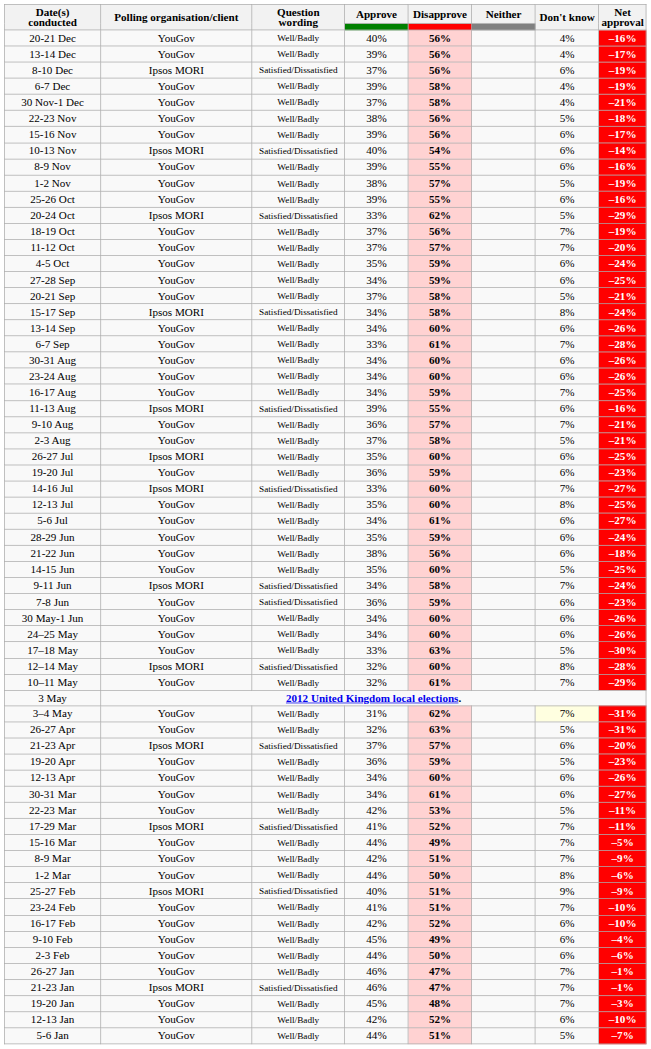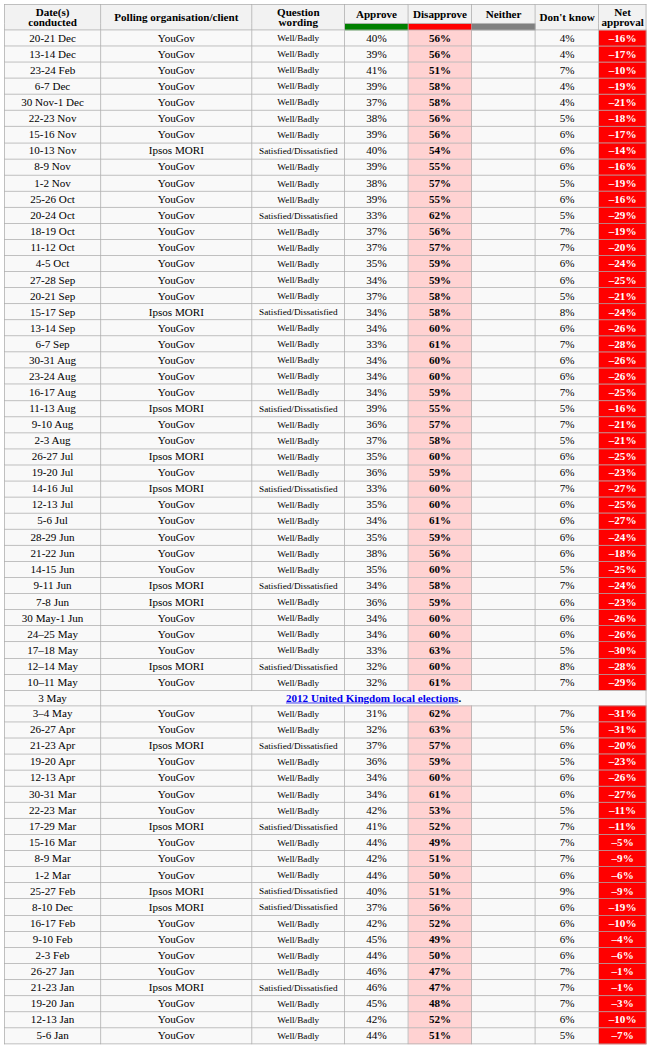rows swapped: (53, 70) <-> (53, 907)
(176, 215) Ipsos MORI -> (176, 215) YouGov
(567, 408) 6% -> (567, 408) 5%
(567, 505) 8% -> (567, 505) 6%
(176, 602) YouGov -> (176, 602) Ipsos MORI
(298, 602) Satisfied/Dissatisfied -> (298, 602) Well/Badly
(567, 714) lightyellow background -> (567, 714) no background
(567, 875) 8% -> (567, 875) 6%
